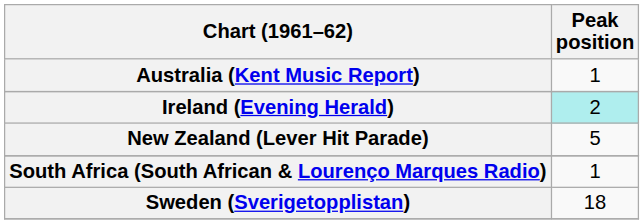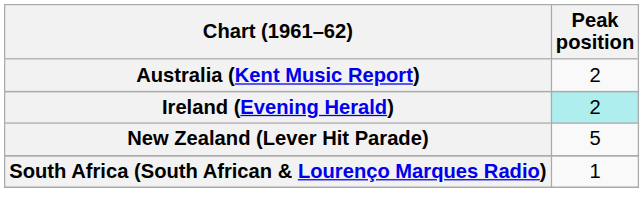(595, 75) 1 -> (595, 75) 2
- row: (278, 203)
